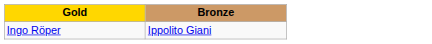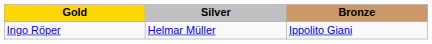+ column: (216, 13)
